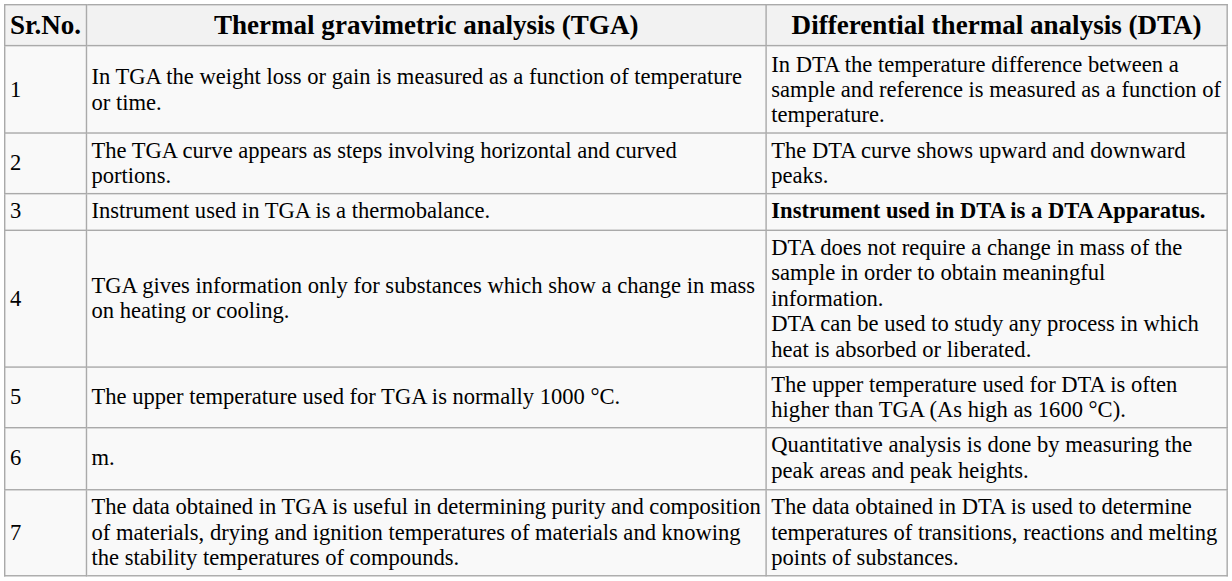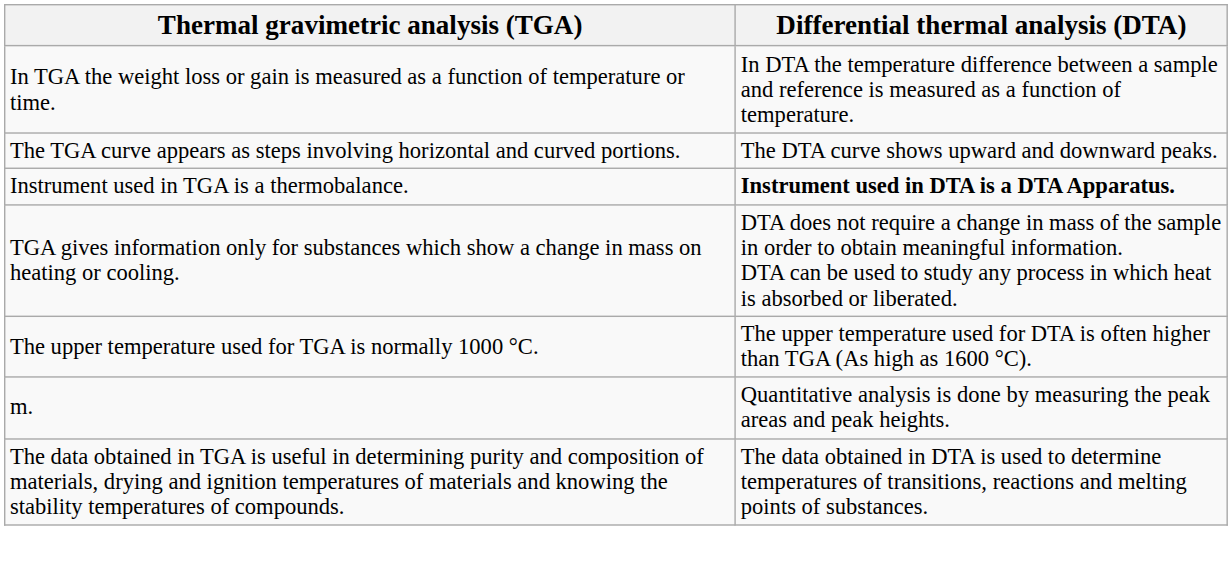- column: (45, 25)
